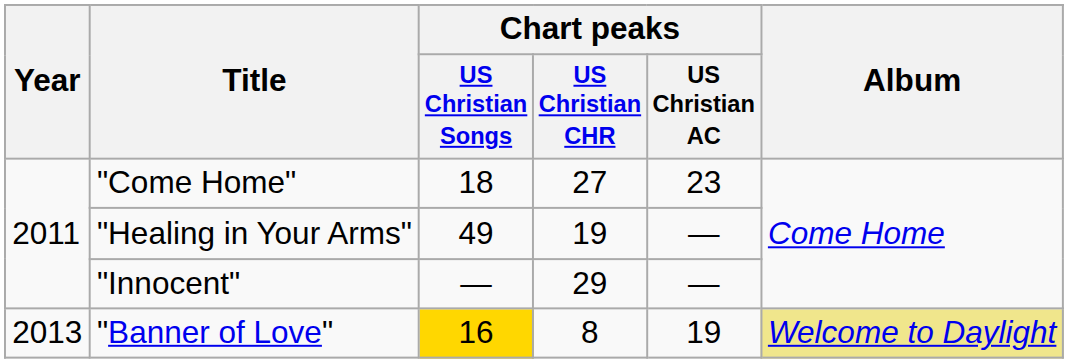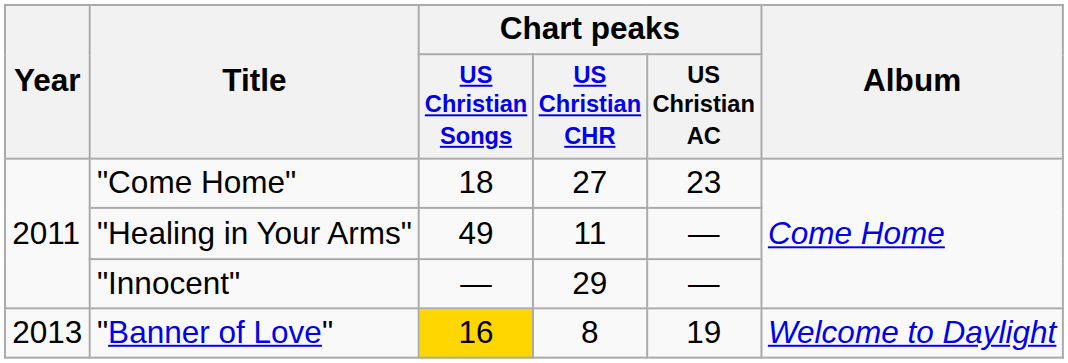(590, 233) 19 -> (590, 233) 11
(912, 332) khaki background -> (912, 332) no background
